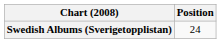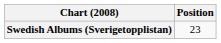(195, 30) 24 -> (195, 30) 23
